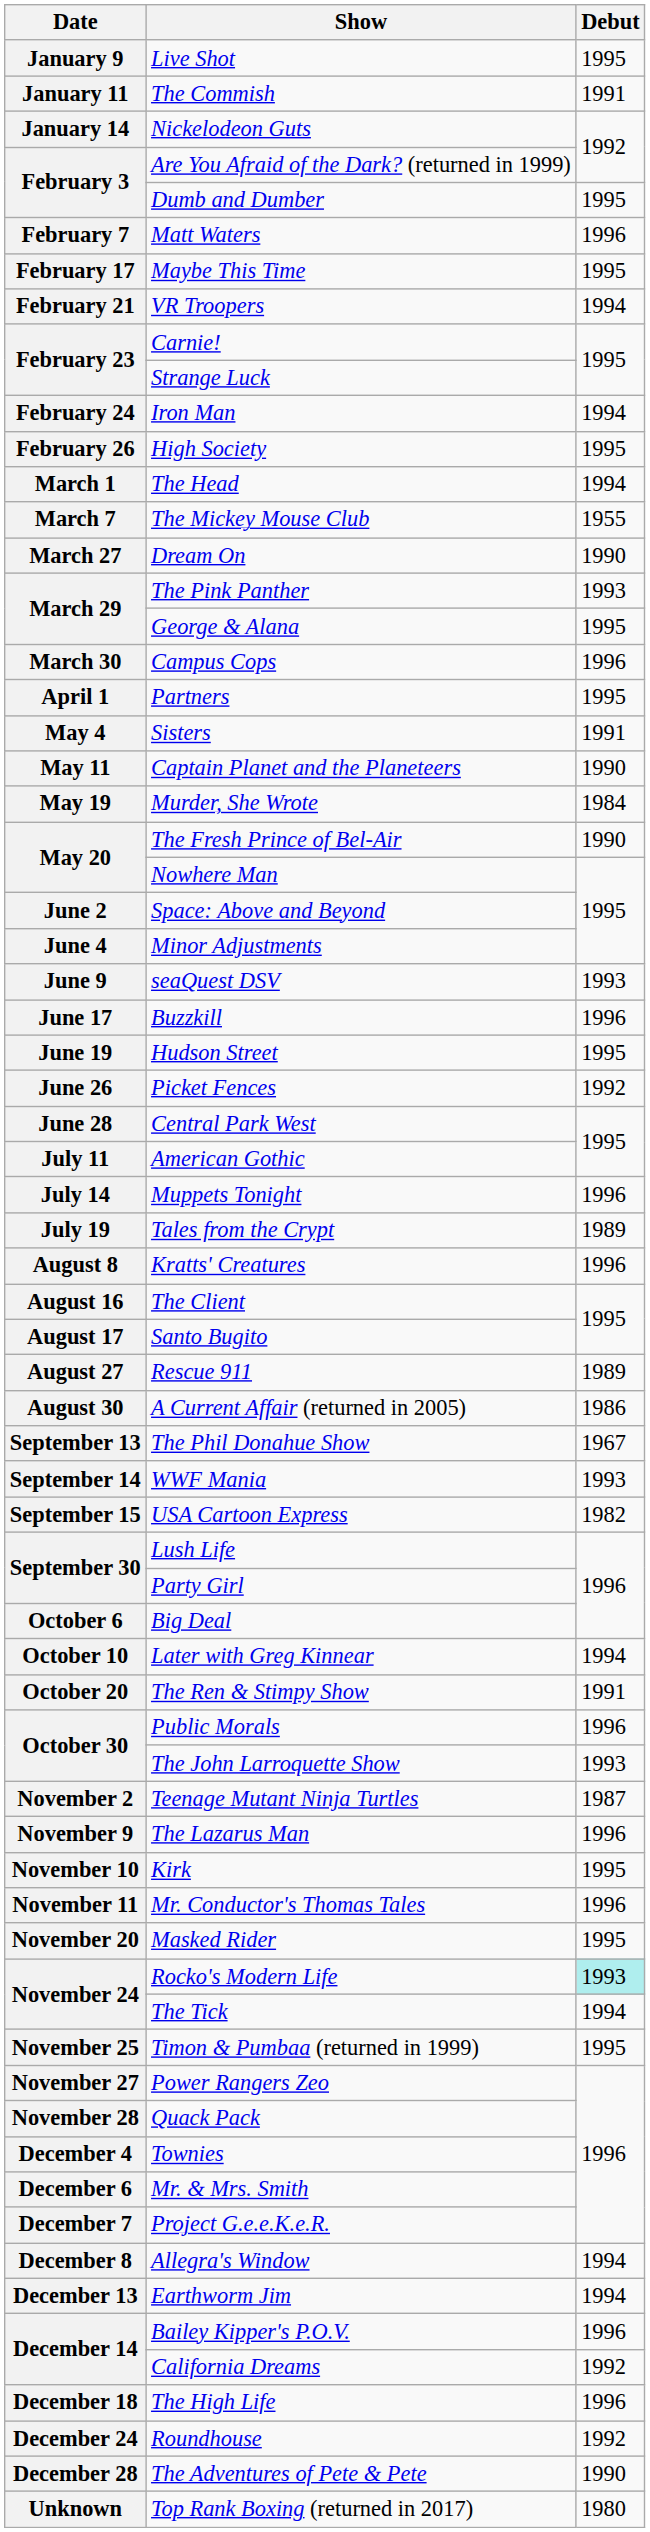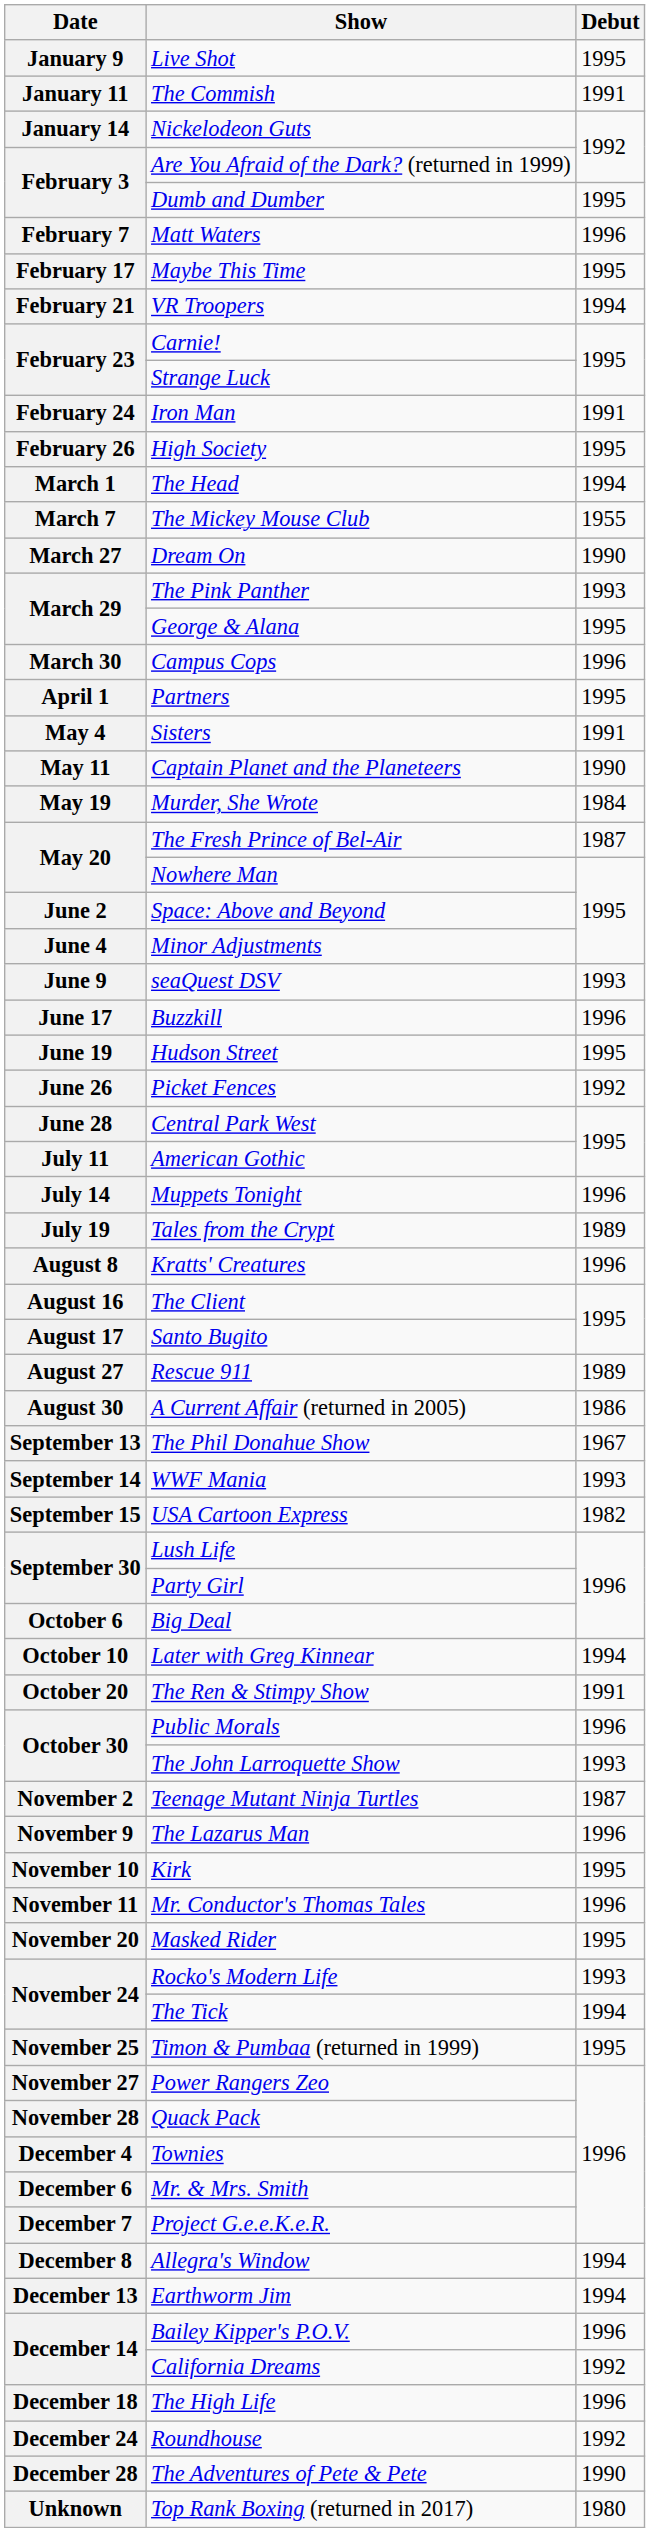(604, 413) 1994 -> (604, 413) 1991
(604, 839) 1990 -> (604, 839) 1987
(604, 1976) paleturquoise background -> (604, 1976) no background
